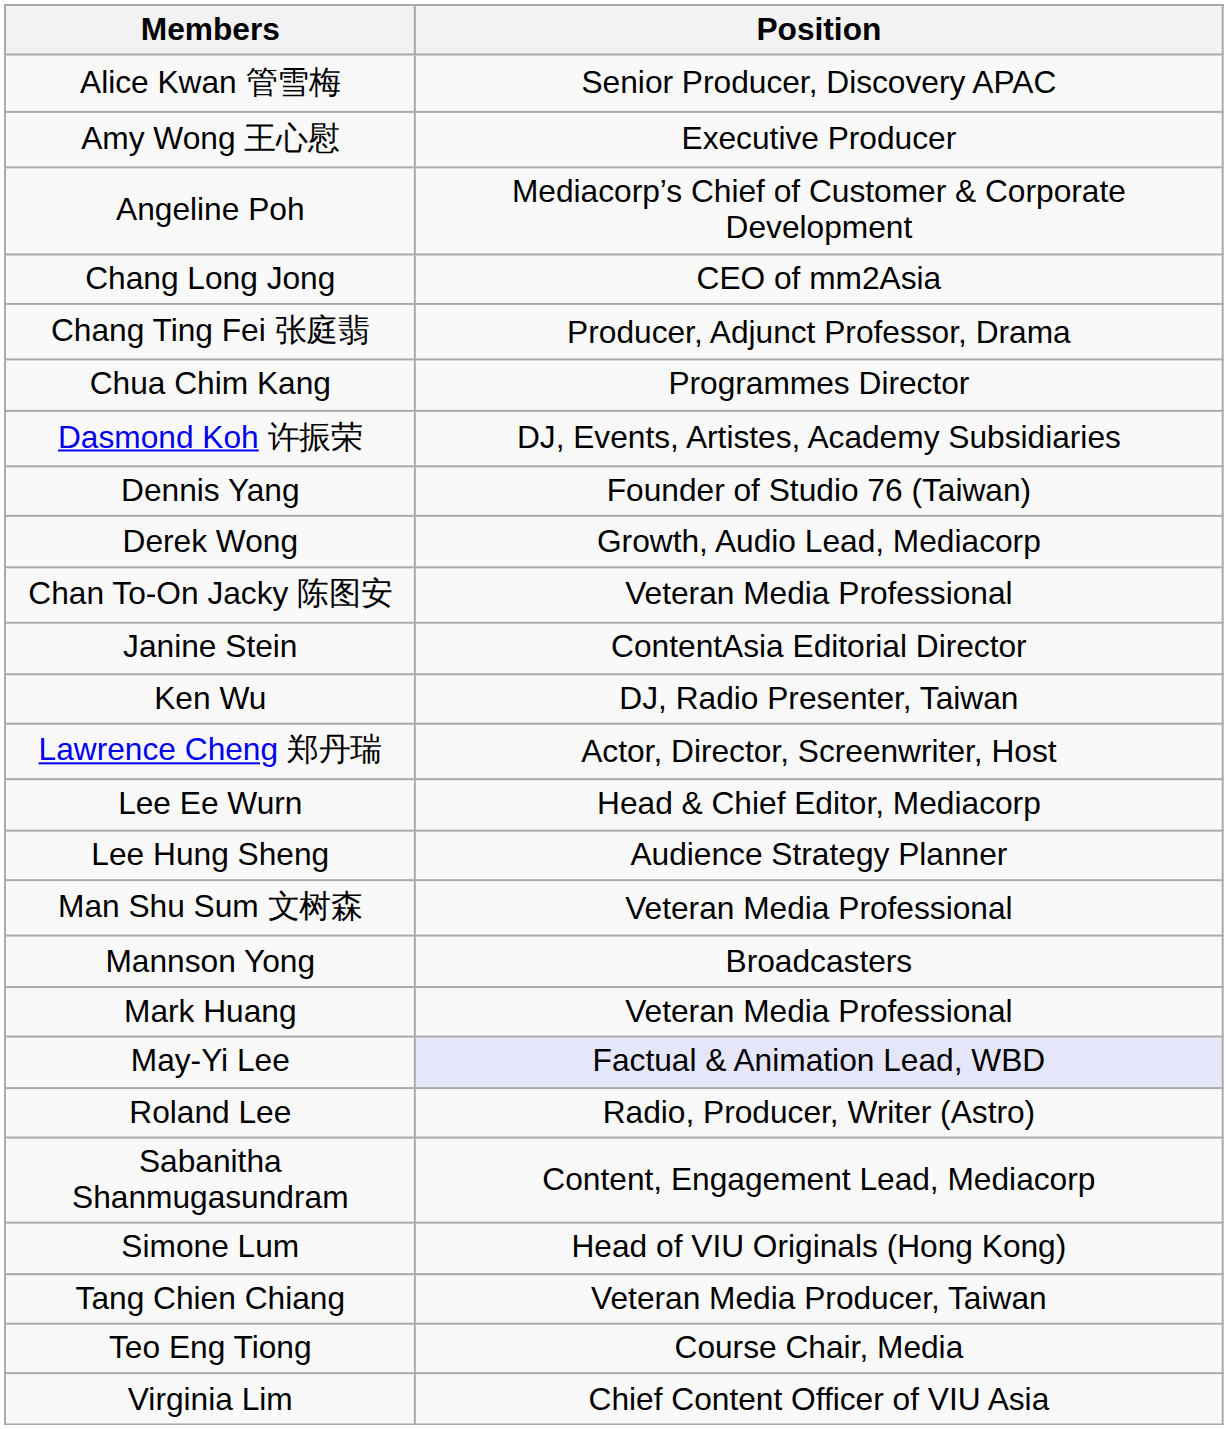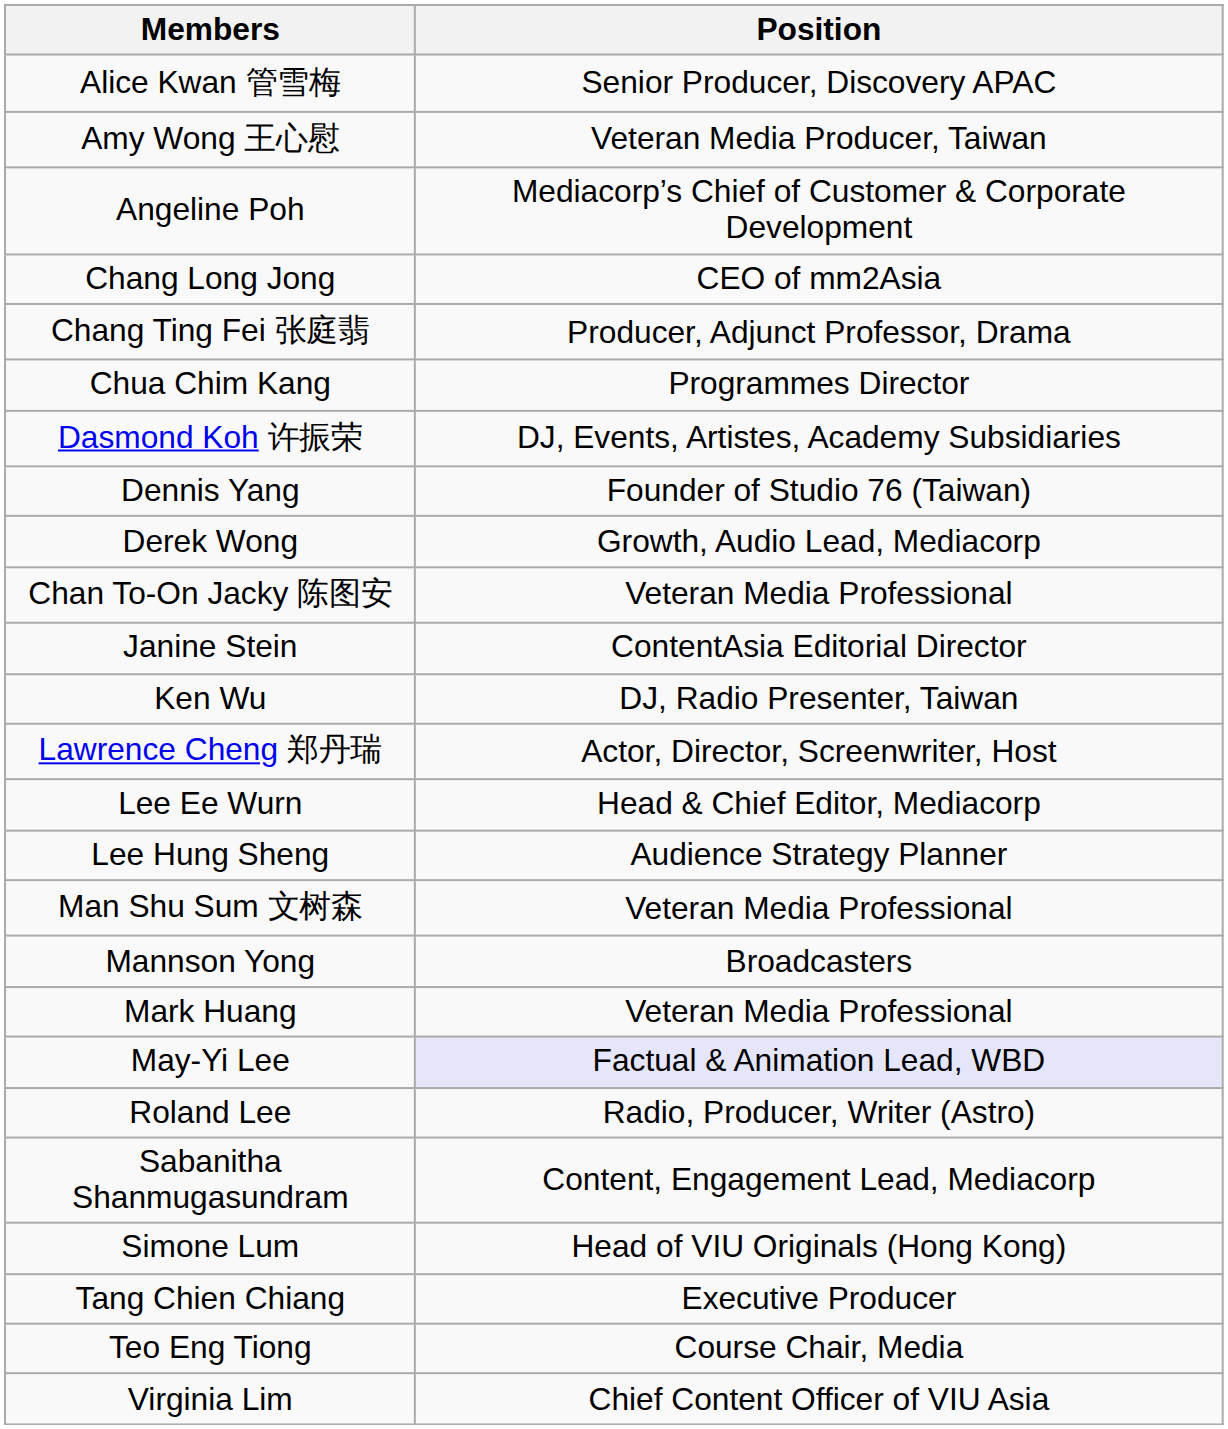(819, 139) Executive Producer -> (819, 139) Veteran Media Producer, Taiwan
(819, 1298) Veteran Media Producer, Taiwan -> (819, 1298) Executive Producer
